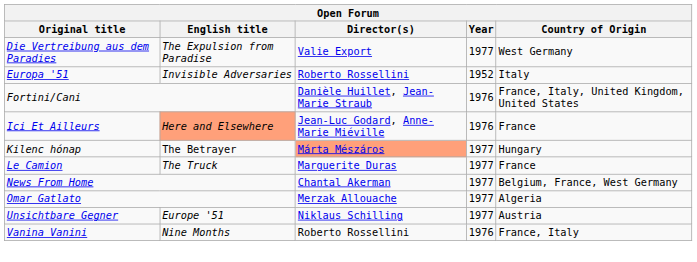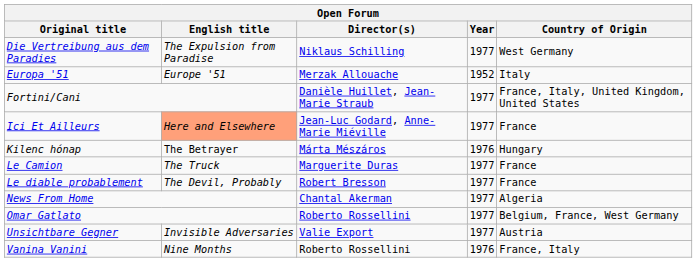(335, 52) Valie Export -> (352, 52) Niklaus Schilling
(227, 75) Invisible Adversaries -> (195, 75) Europe '51
(353, 75) Roberto Rossellini -> (349, 75) Merzak Allouache
(481, 97) 1976 -> (482, 97) 1977
(481, 126) 1976 -> (482, 126) 1977
(341, 149) lightsalmon background -> (343, 149) no background
(481, 149) 1977 -> (482, 149) 1976
+ row: (75, 182)
(588, 182) Belgium, France, West Germany -> (521, 199) Algeria
(347, 199) Merzak Allouache -> (355, 216) Roberto Rossellini
(520, 199) Algeria -> (589, 216) Belgium, France, West Germany
(193, 216) Europe '51 -> (229, 232) Invisible Adversaries
(350, 216) Niklaus Schilling -> (336, 232) Valie Export
